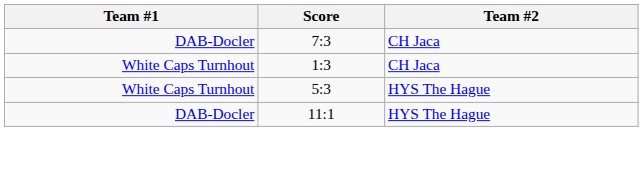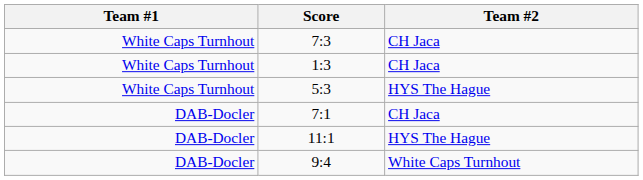(215, 41) DAB-Docler -> (188, 41) White Caps Turnhout
+ row: (321, 114)
+ row: (321, 162)
